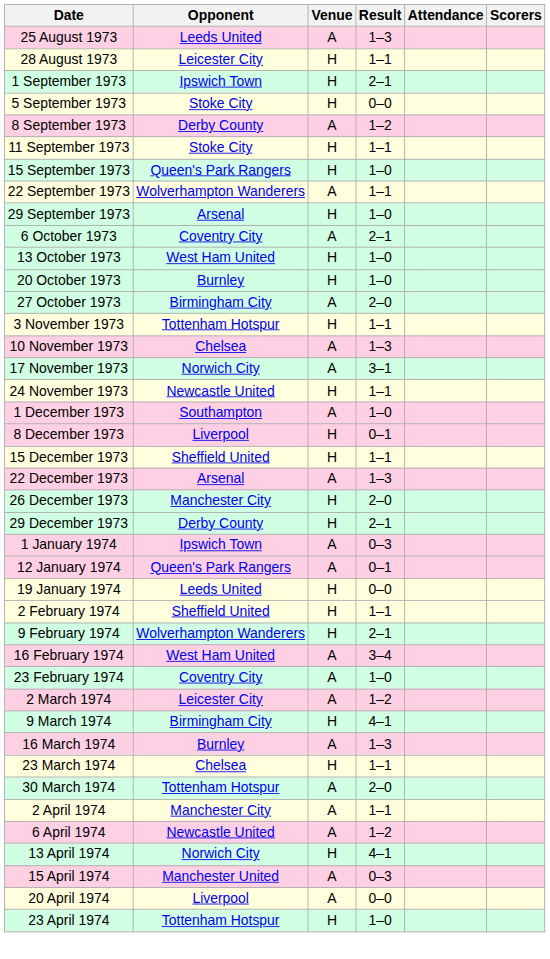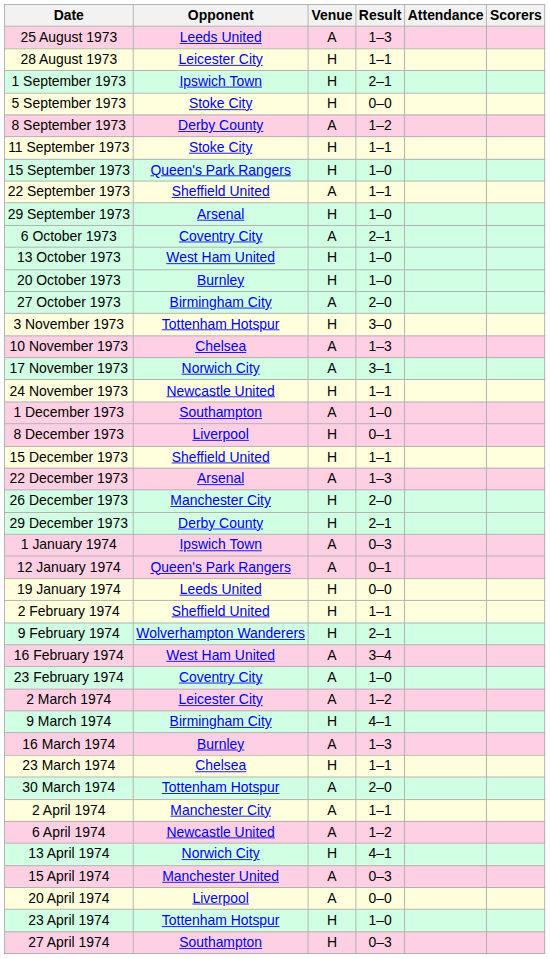(221, 192) Wolverhampton Wanderers -> (221, 192) Sheffield United
(380, 324) 1–1 -> (380, 324) 3–0
+ row: (69, 942)
